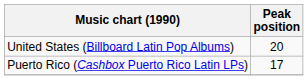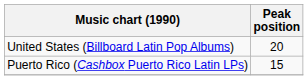(277, 65) 17 -> (277, 65) 15
